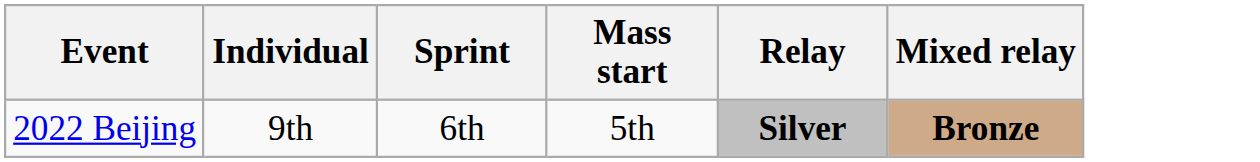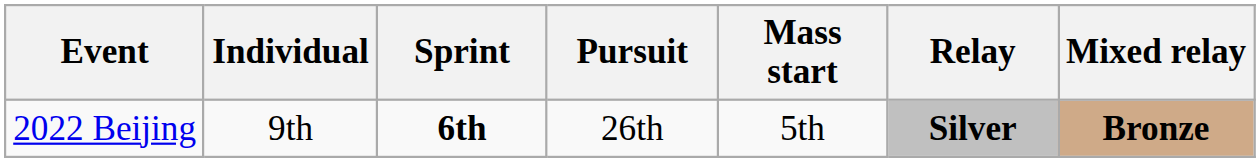+ column: (632, 52)
(462, 127) normal -> (462, 127) bold
